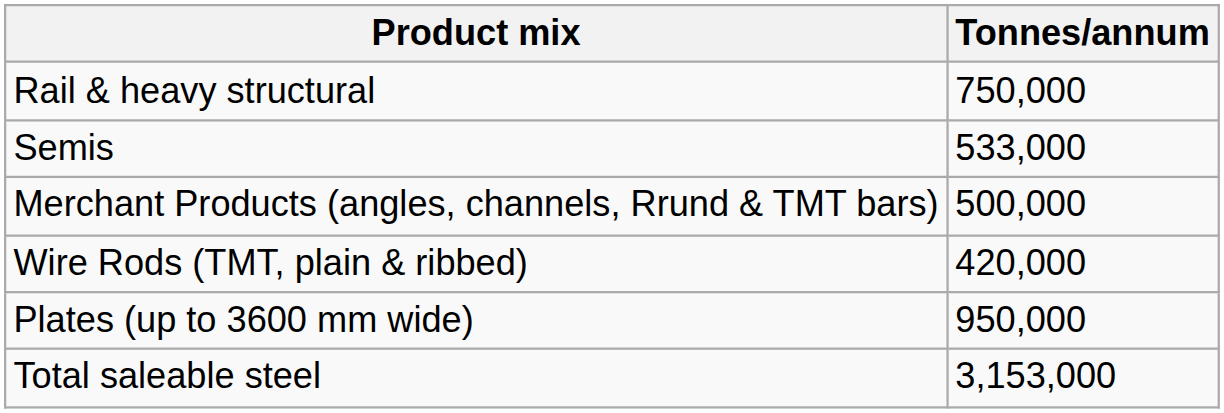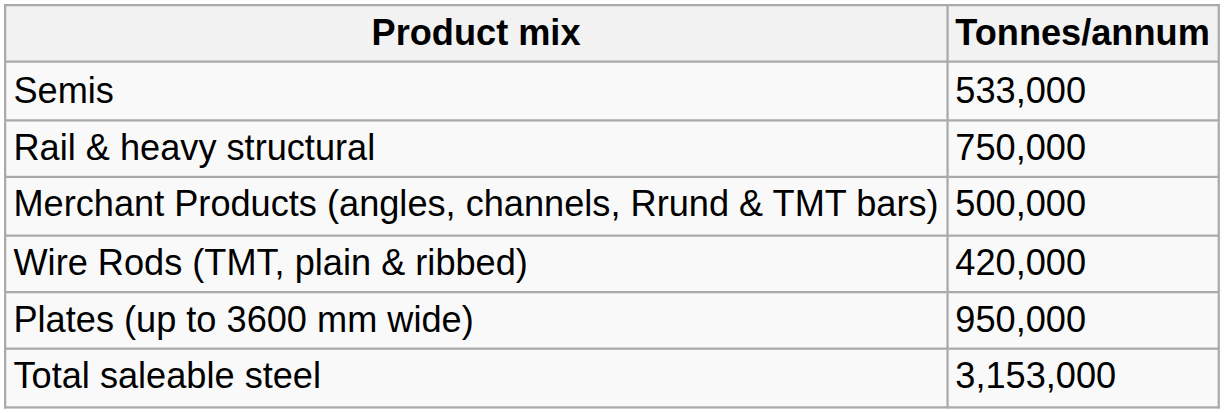rows swapped: (64, 147) <-> (194, 90)
